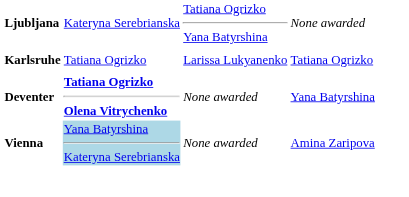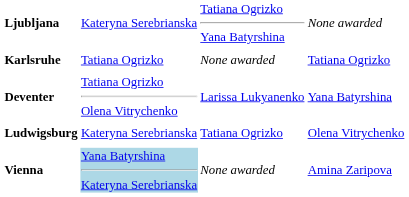(235, 59) Larissa Lukyanenko -> (238, 59) None awarded
(122, 96) bold -> (139, 96) normal
(220, 96) None awarded -> (252, 96) Larissa Lukyanenko
+ row: (41, 133)
